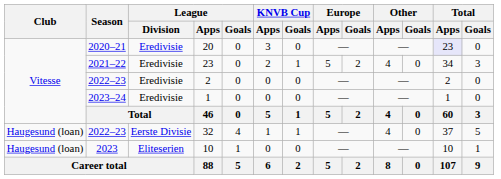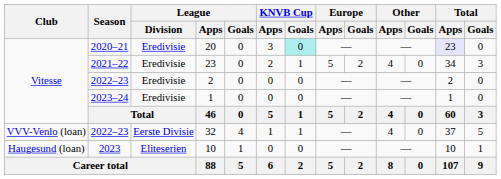(298, 47) no background -> (301, 47) paleturquoise background
(45, 132) Haugesund (loan) -> (46, 132) VVV-Venlo (loan)
